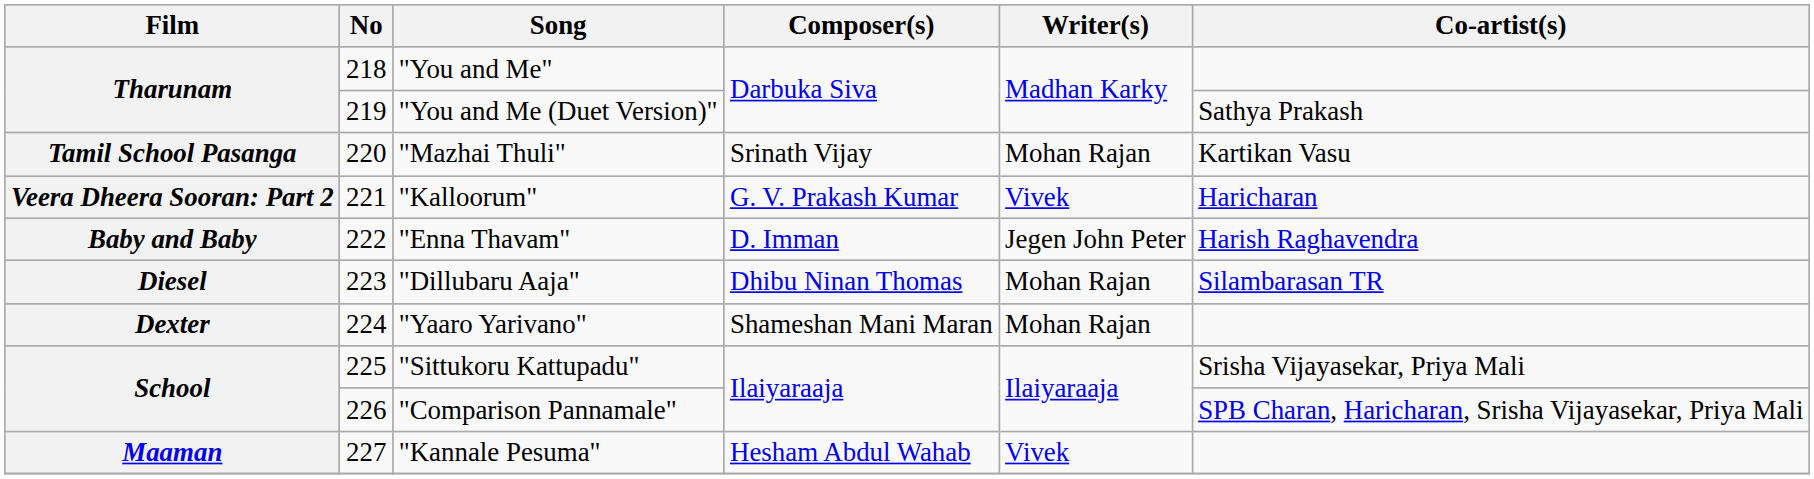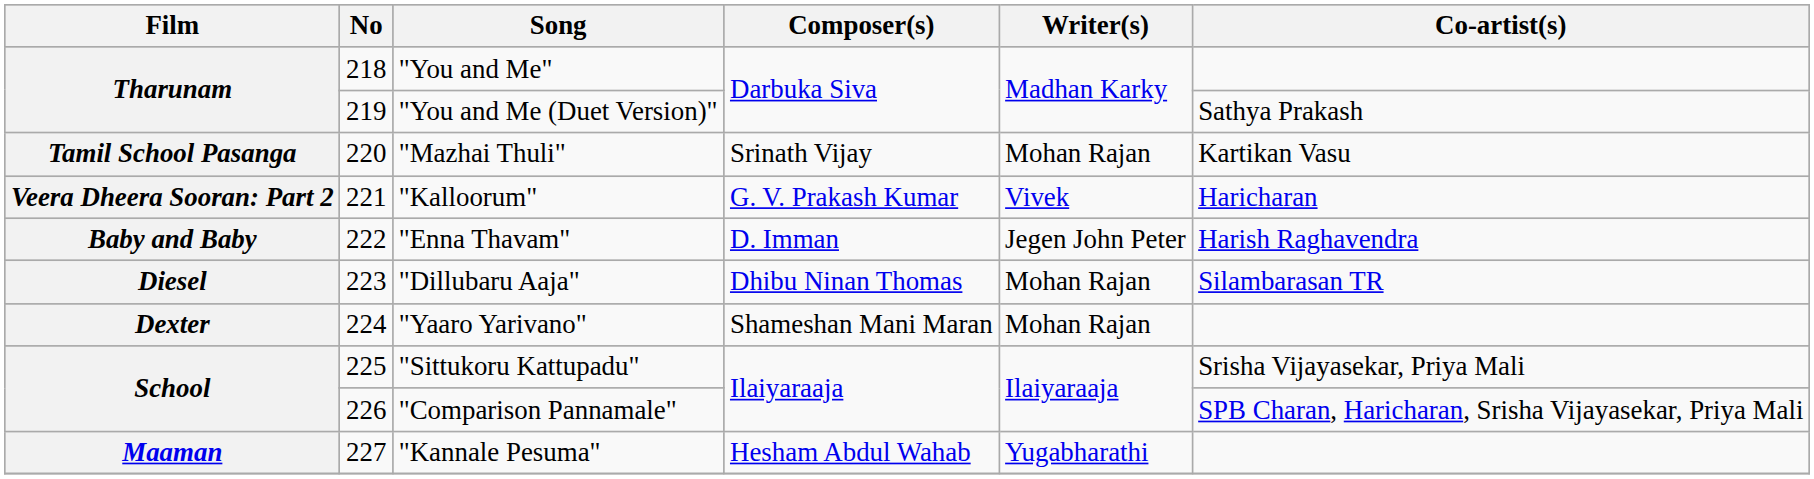(1037, 452) Vivek -> (1077, 452) Yugabharathi
